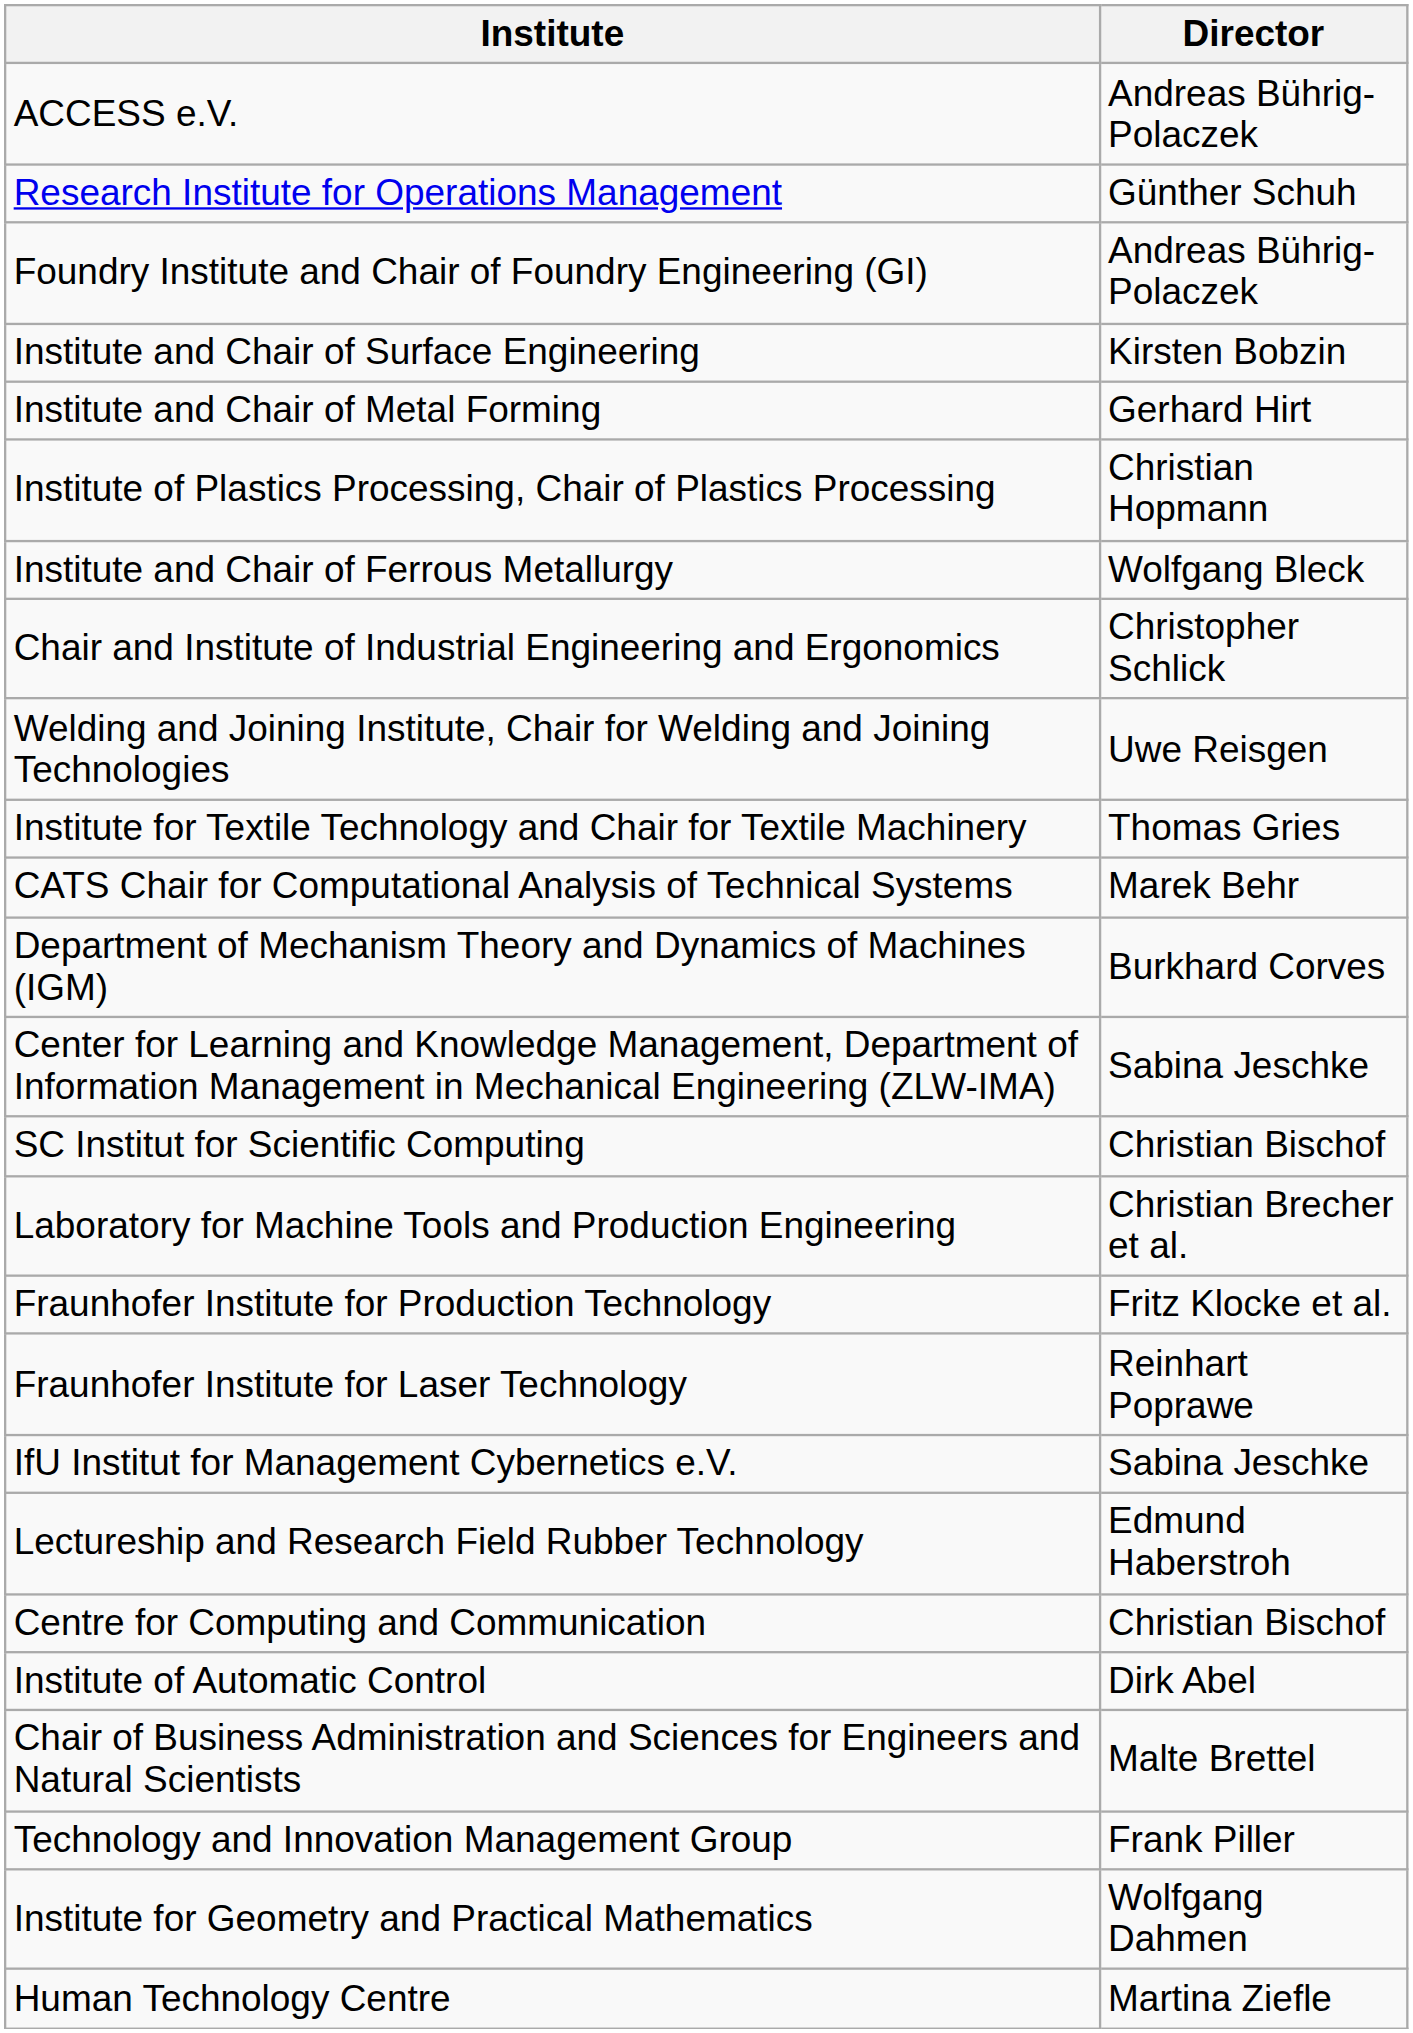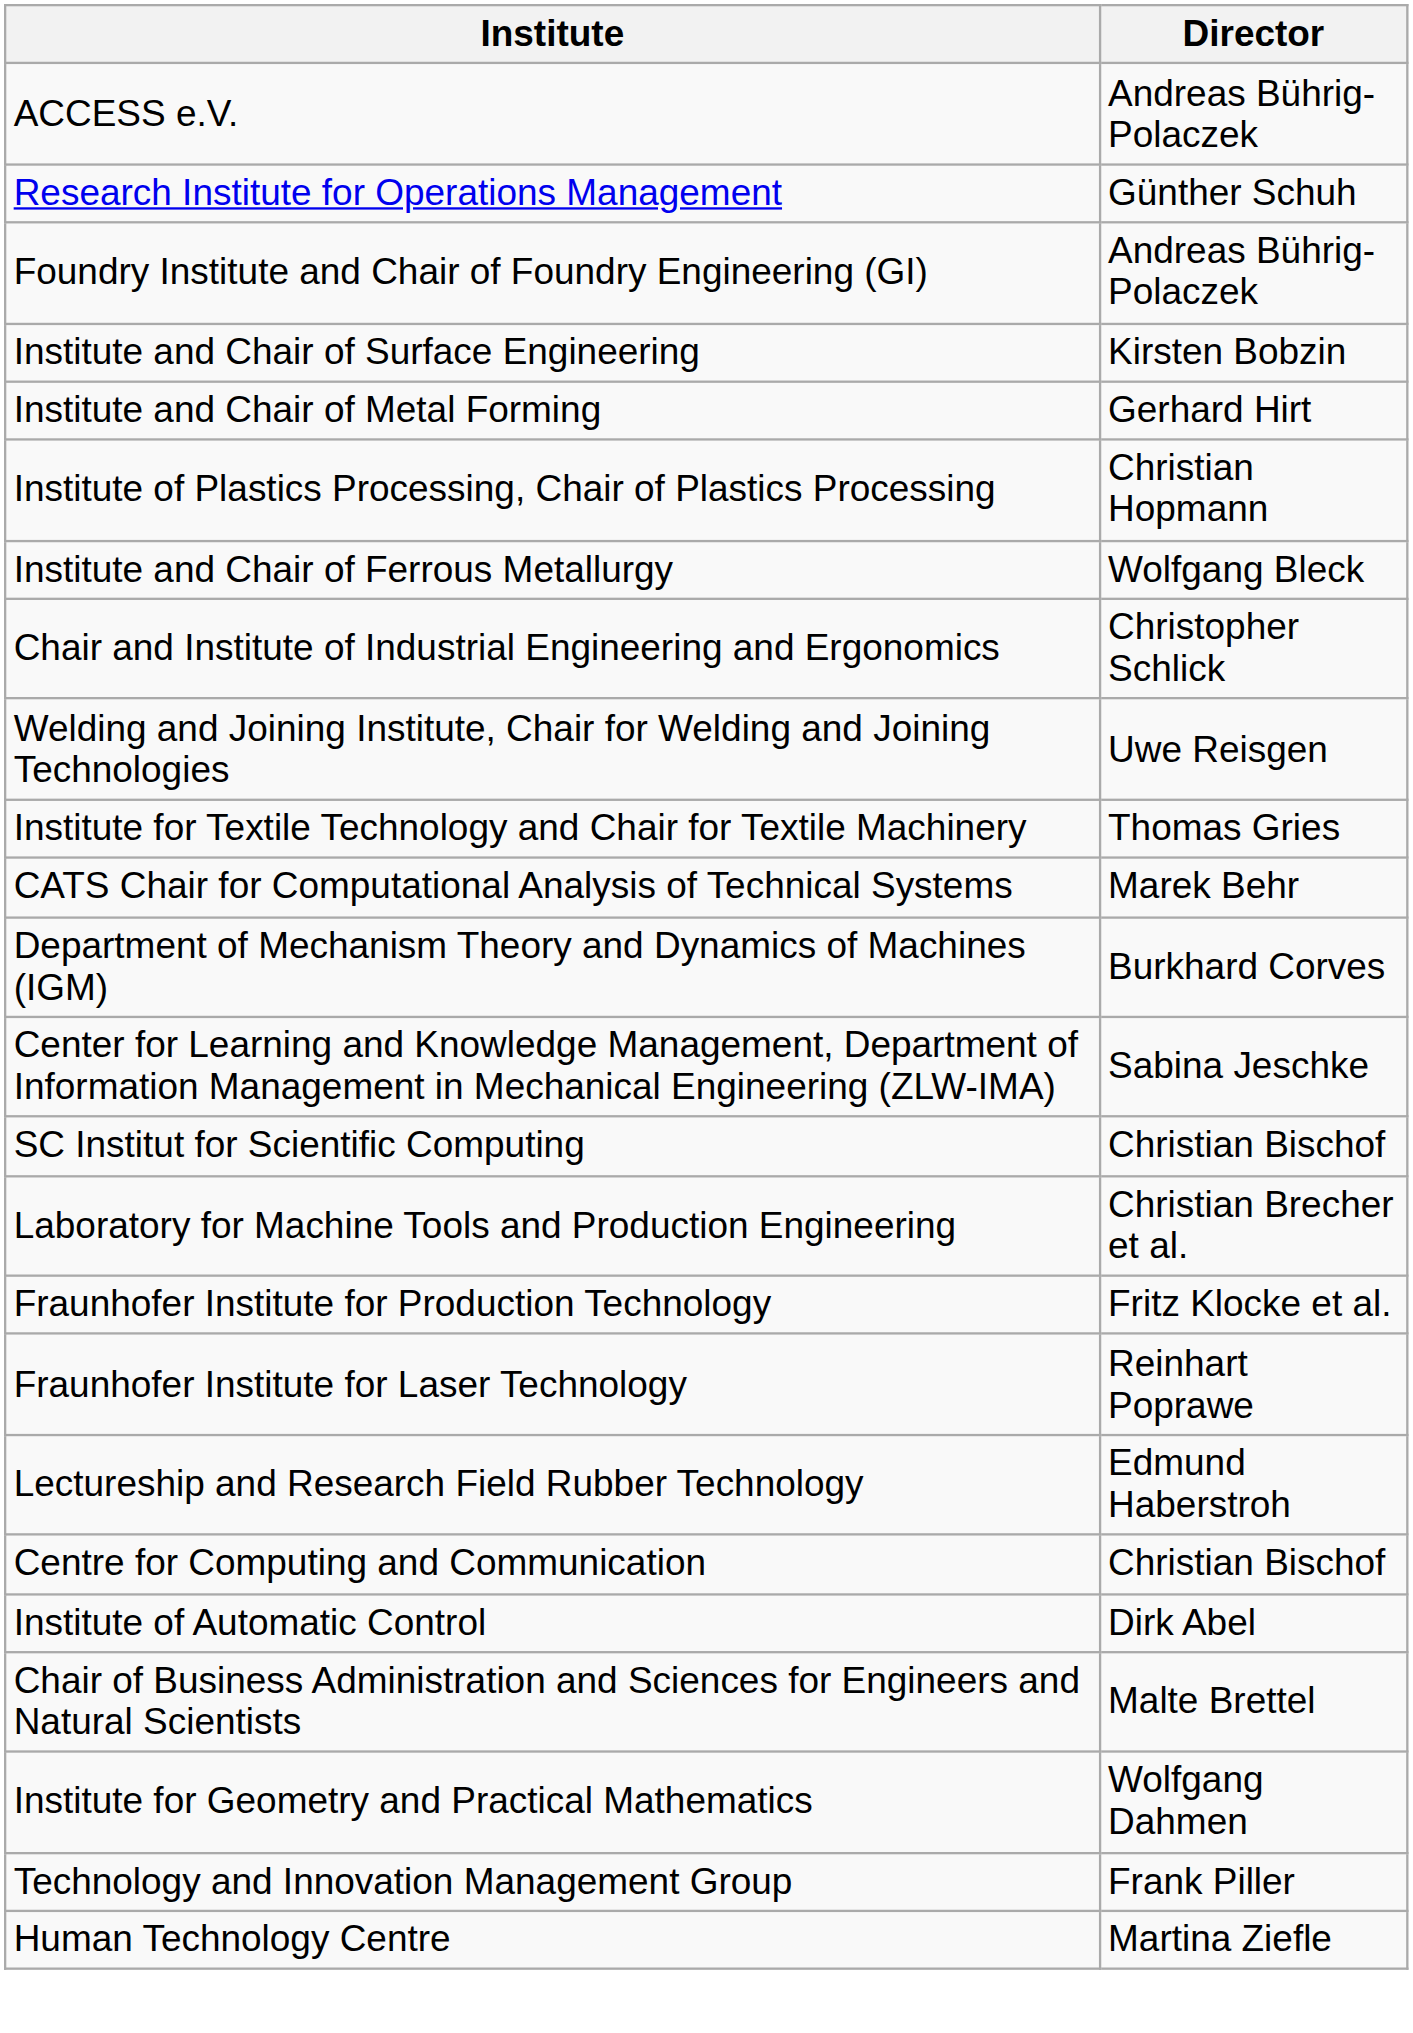- row: (376, 1463)
rows swapped: (413, 1918) <-> (403, 1839)
